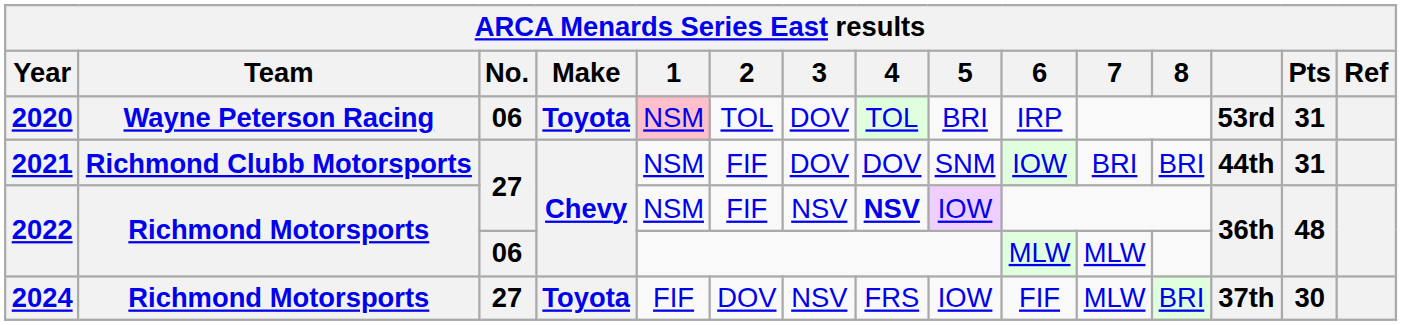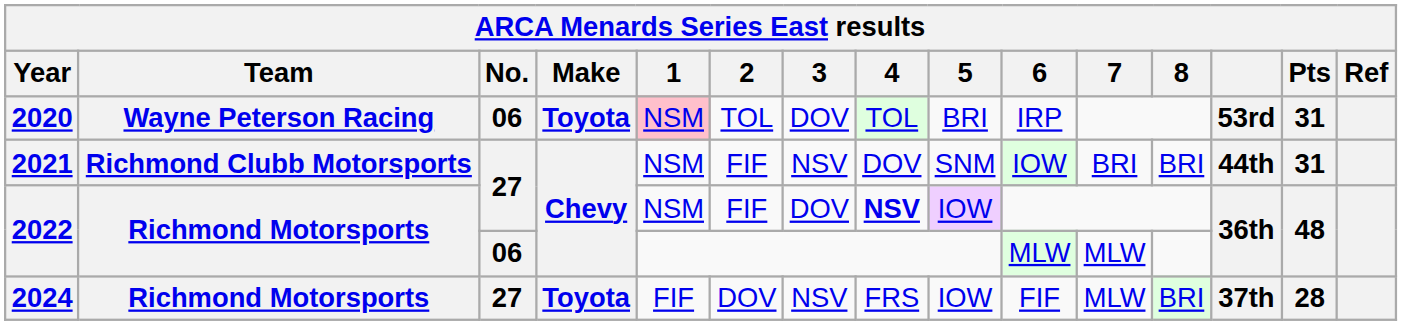(819, 163) DOV -> (819, 163) NSV
(819, 208) NSV -> (819, 208) DOV
(1310, 298) 30 -> (1310, 298) 28
